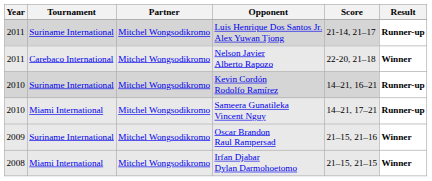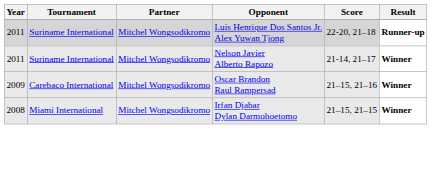(351, 33) 21-14, 21–17 -> (351, 33) 22-20, 21–18
(71, 59) Carebaco International -> (72, 59) Suriname International
(351, 59) 22-20, 21–18 -> (351, 59) 21-14, 21–17
- row: (246, 85)
- row: (252, 111)
(72, 137) Suriname International -> (71, 85) Carebaco International
